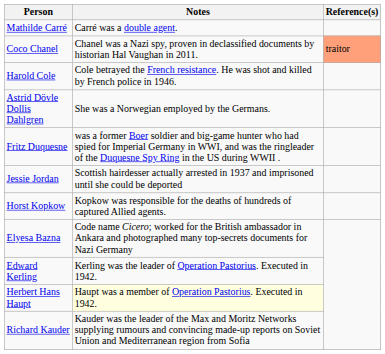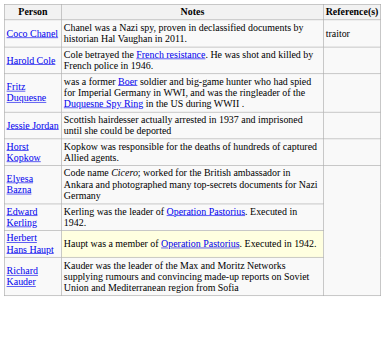- row: (37, 28)
(338, 49) lightsalmon background -> (338, 33) no background
- row: (32, 108)
